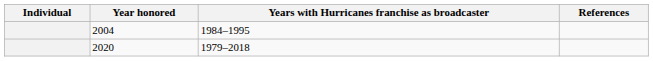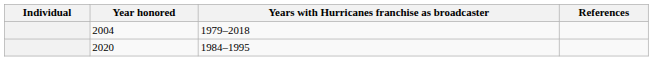(225, 30) 1984–1995 -> (225, 30) 1979–2018
(225, 47) 1979–2018 -> (225, 47) 1984–1995
